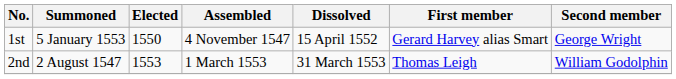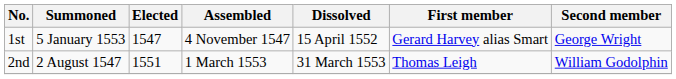(147, 39) 1550 -> (147, 39) 1547
(147, 62) 1553 -> (147, 62) 1551
